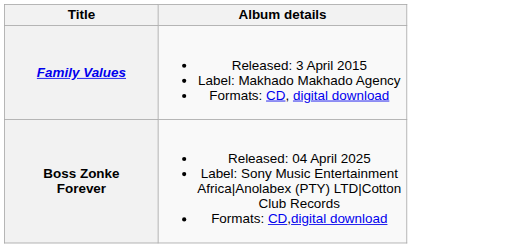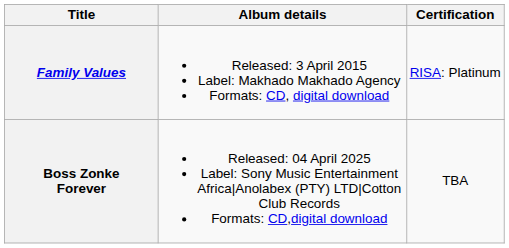+ column: (455, 15)
